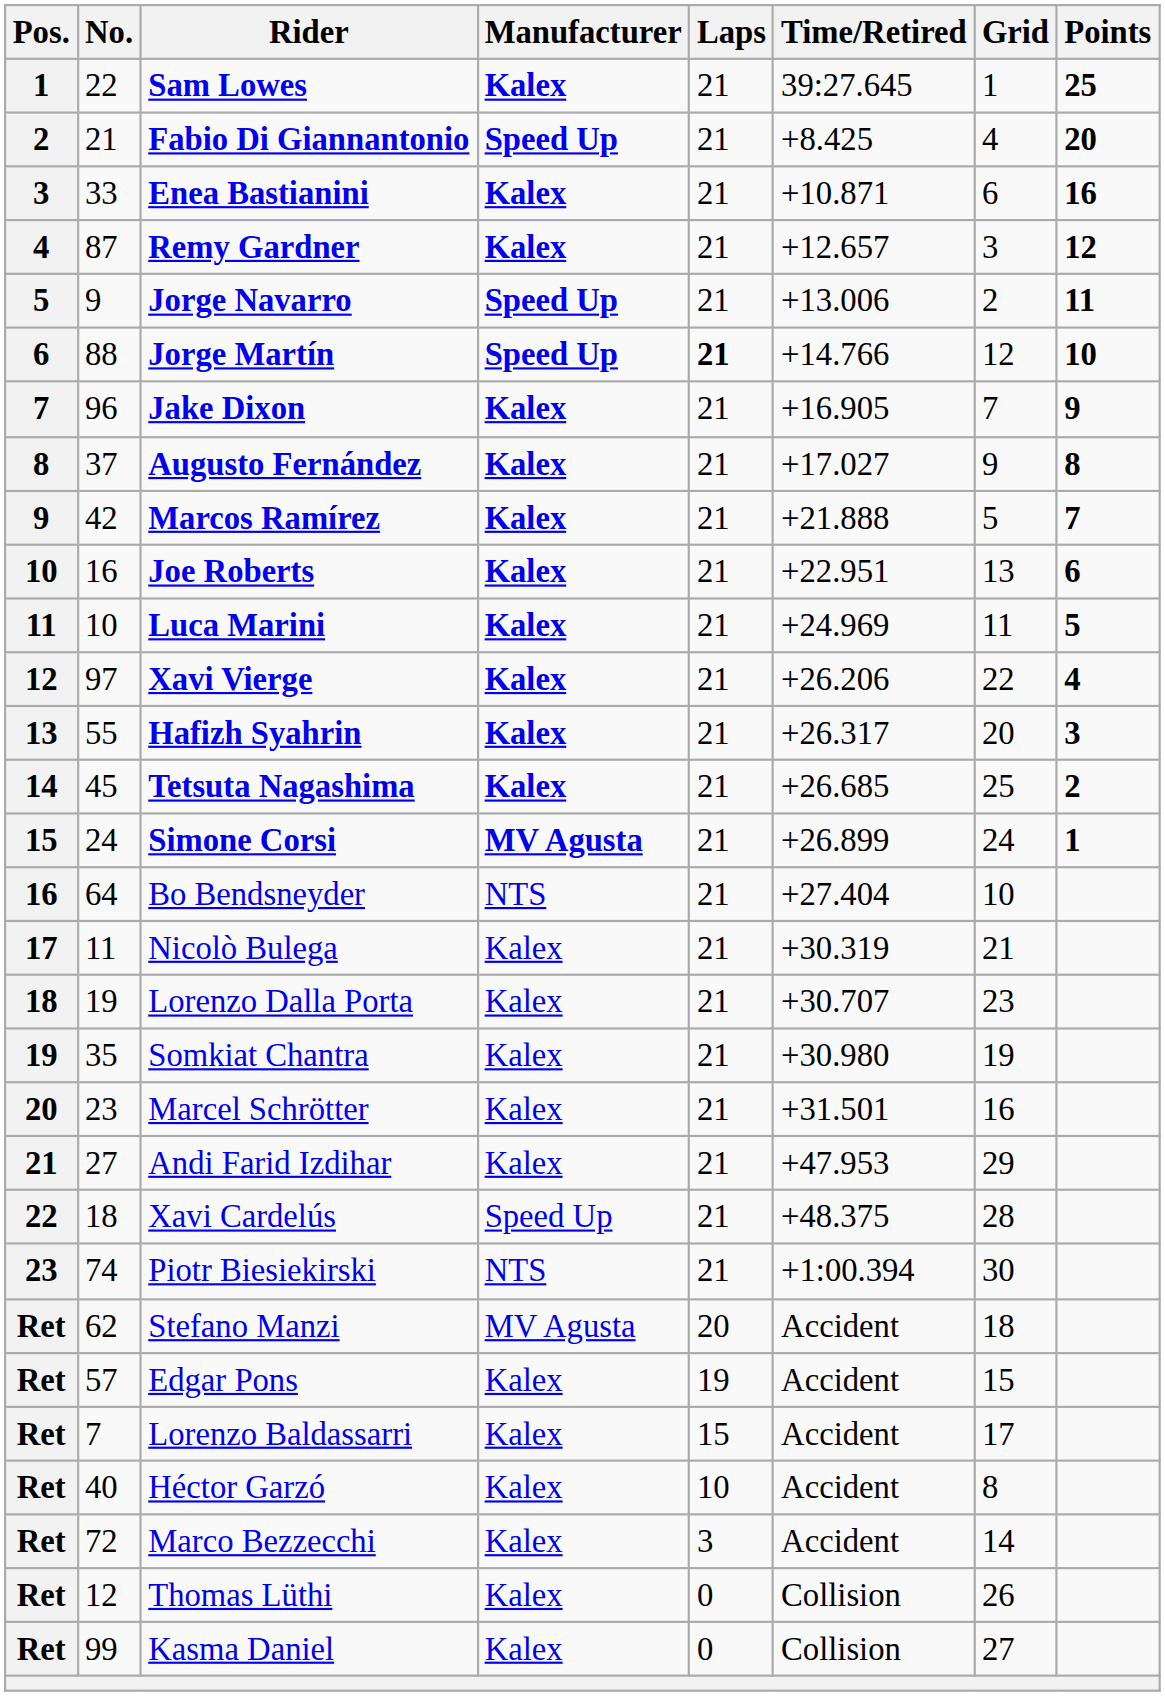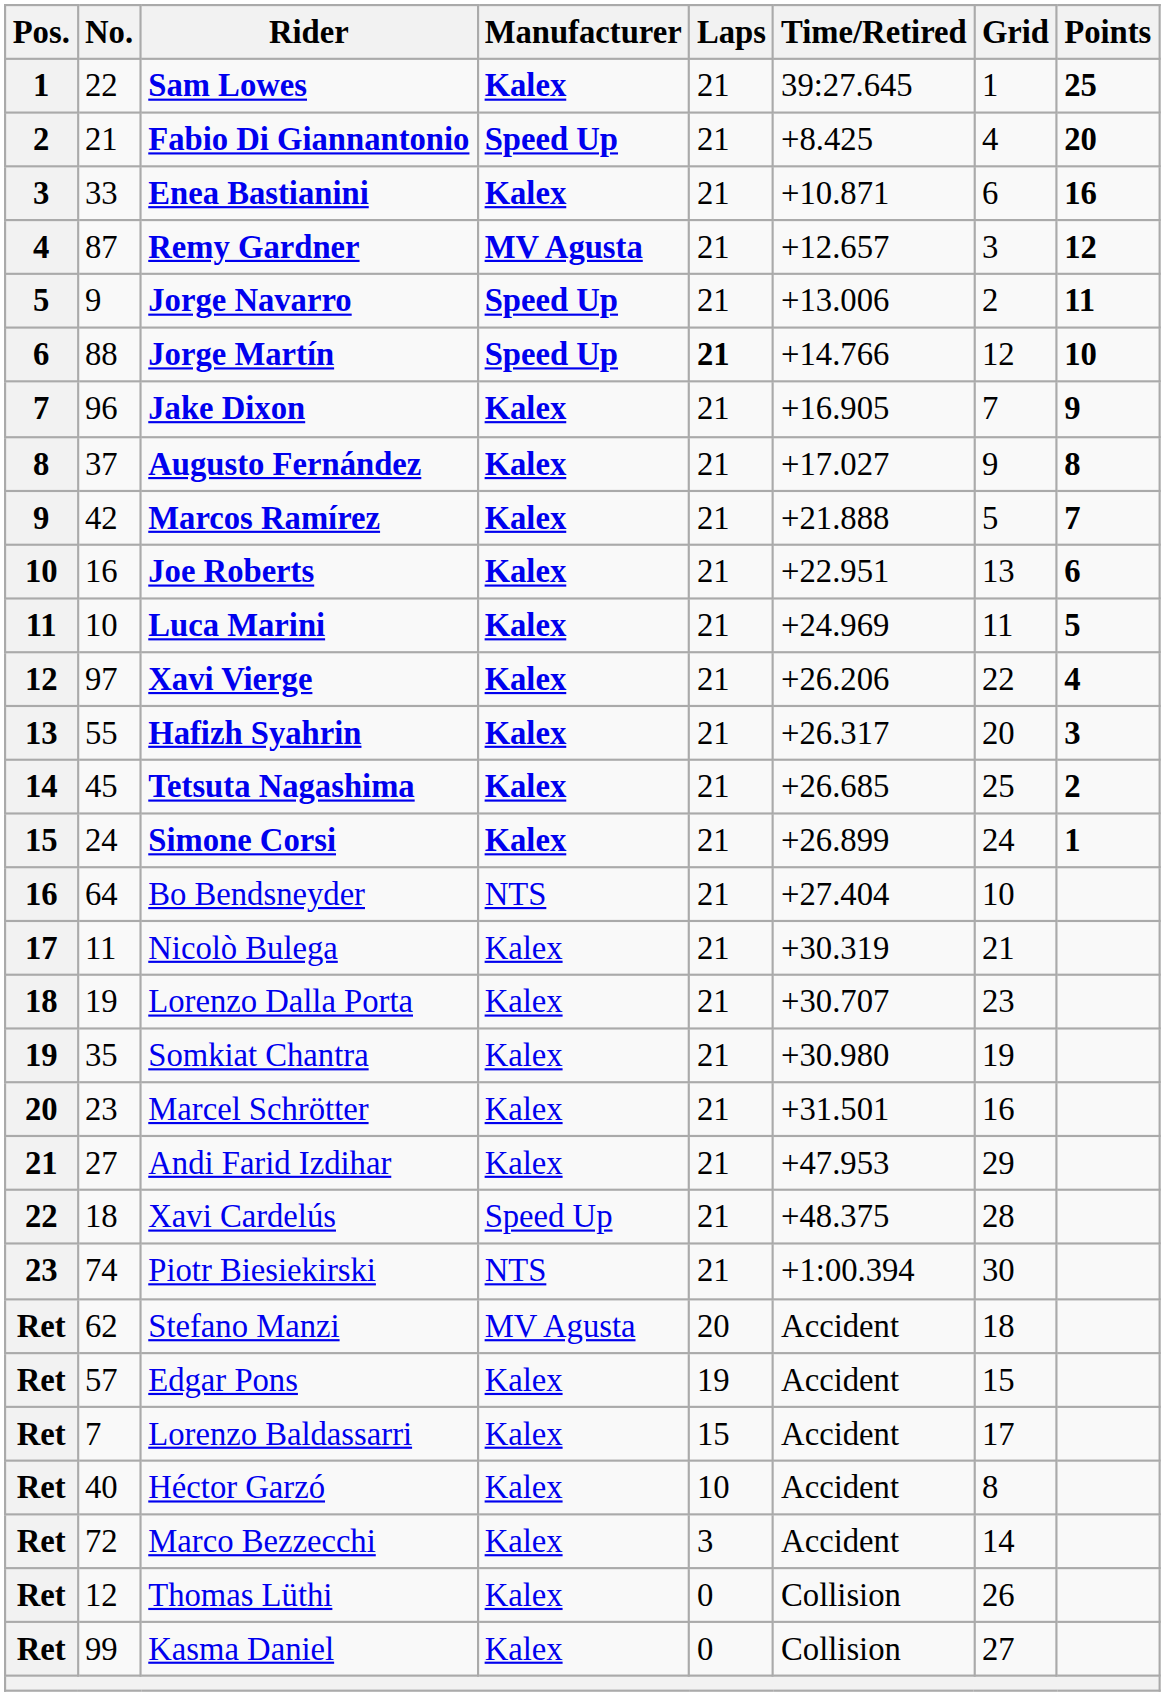(525, 247) Kalex -> (564, 247) MV Agusta
(564, 839) MV Agusta -> (525, 839) Kalex
